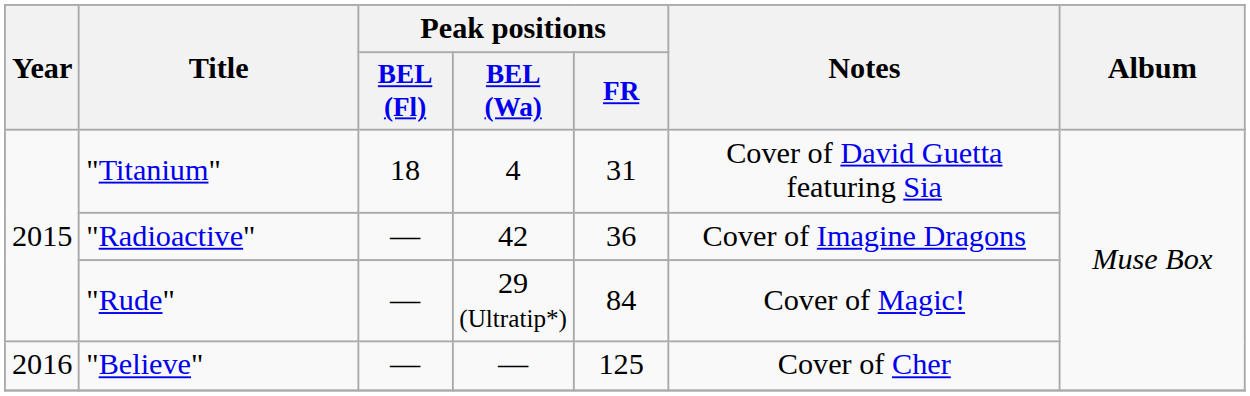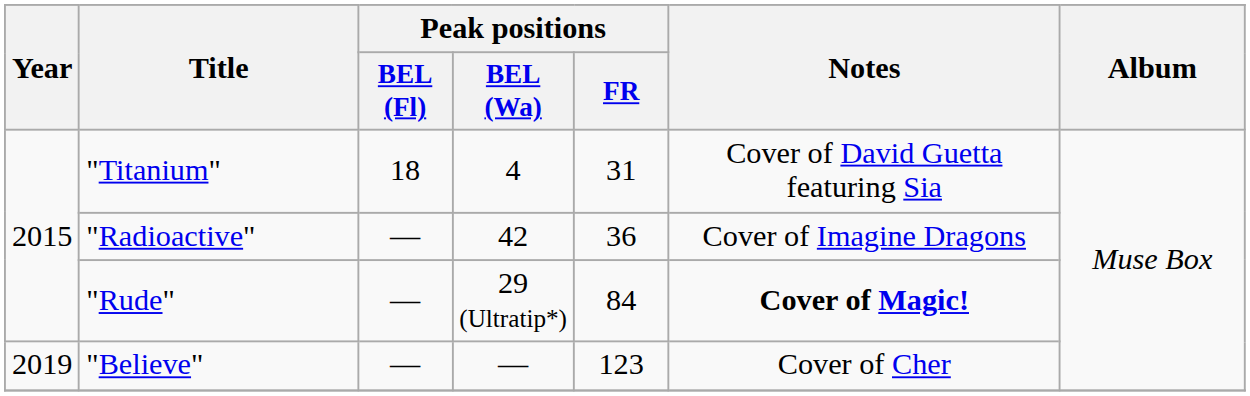(864, 300) normal -> (864, 300) bold
(42, 365) 2016 -> (42, 365) 2019
(621, 365) 125 -> (621, 365) 123
